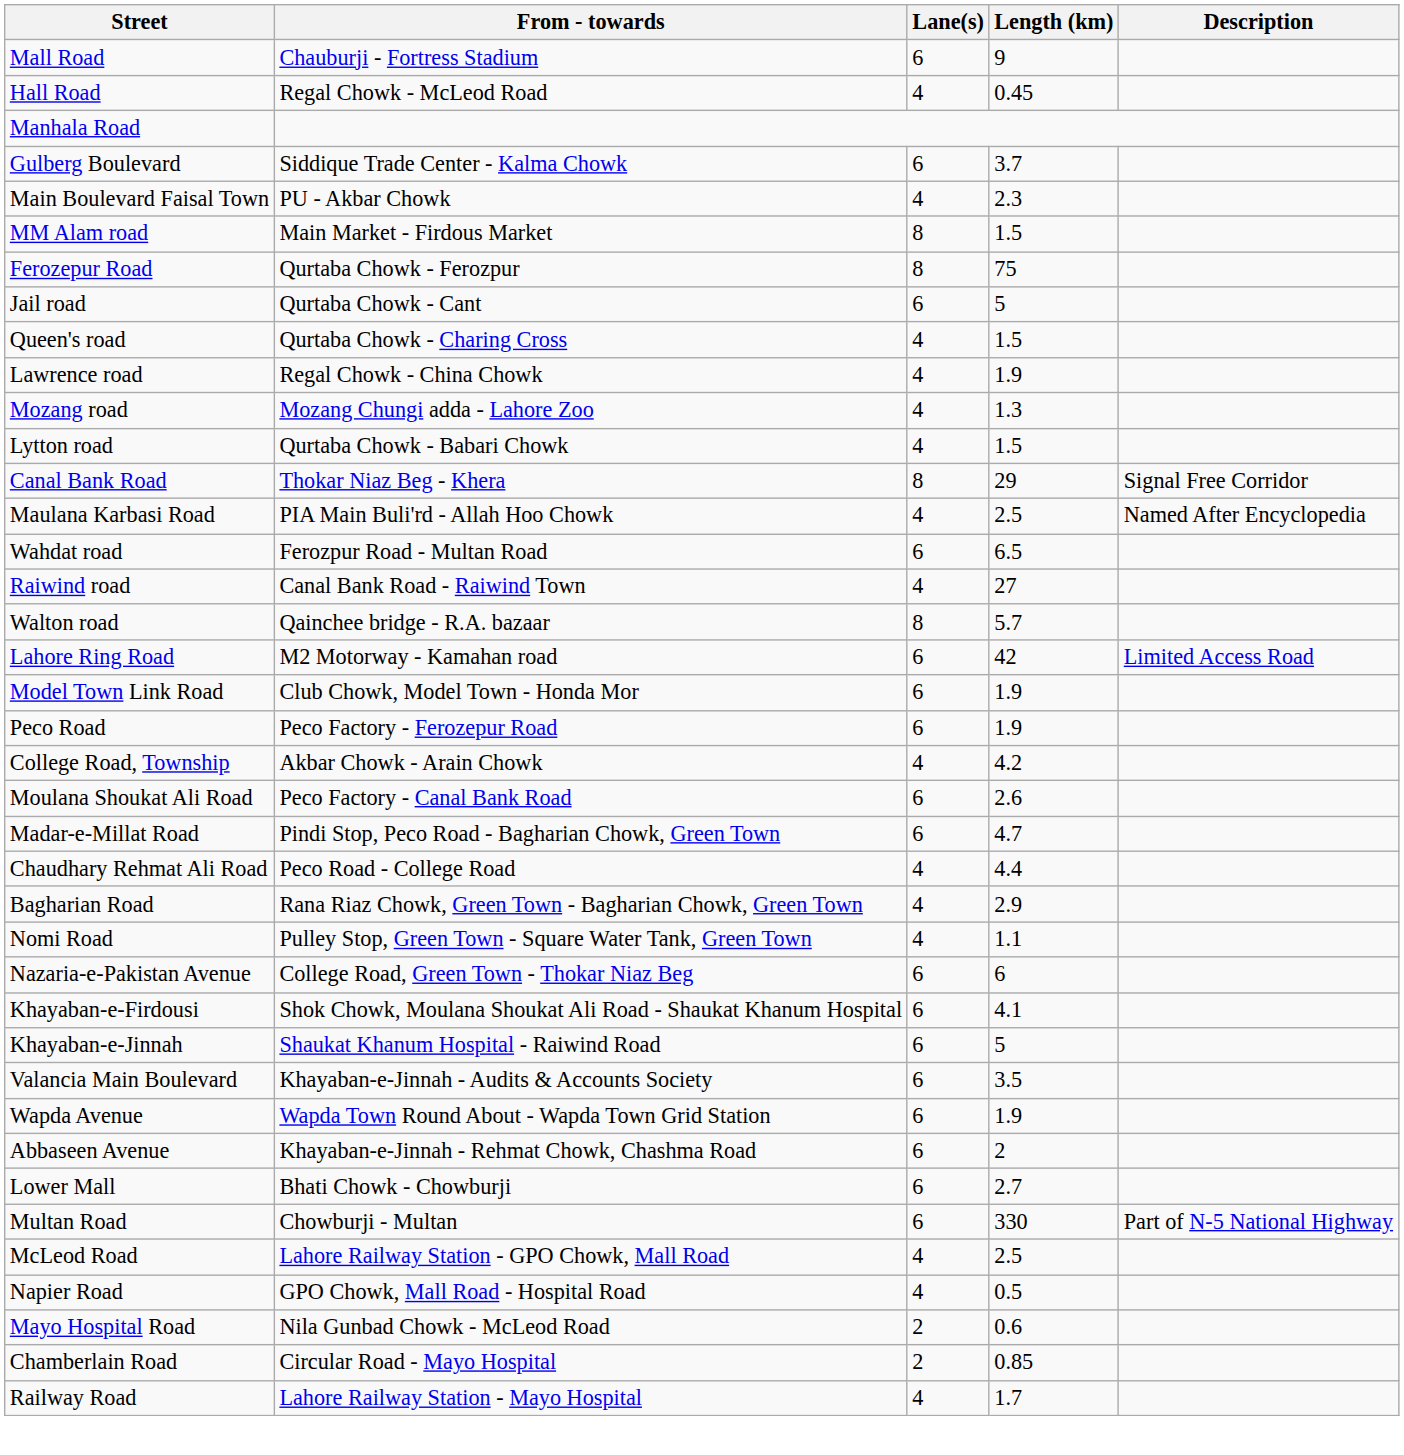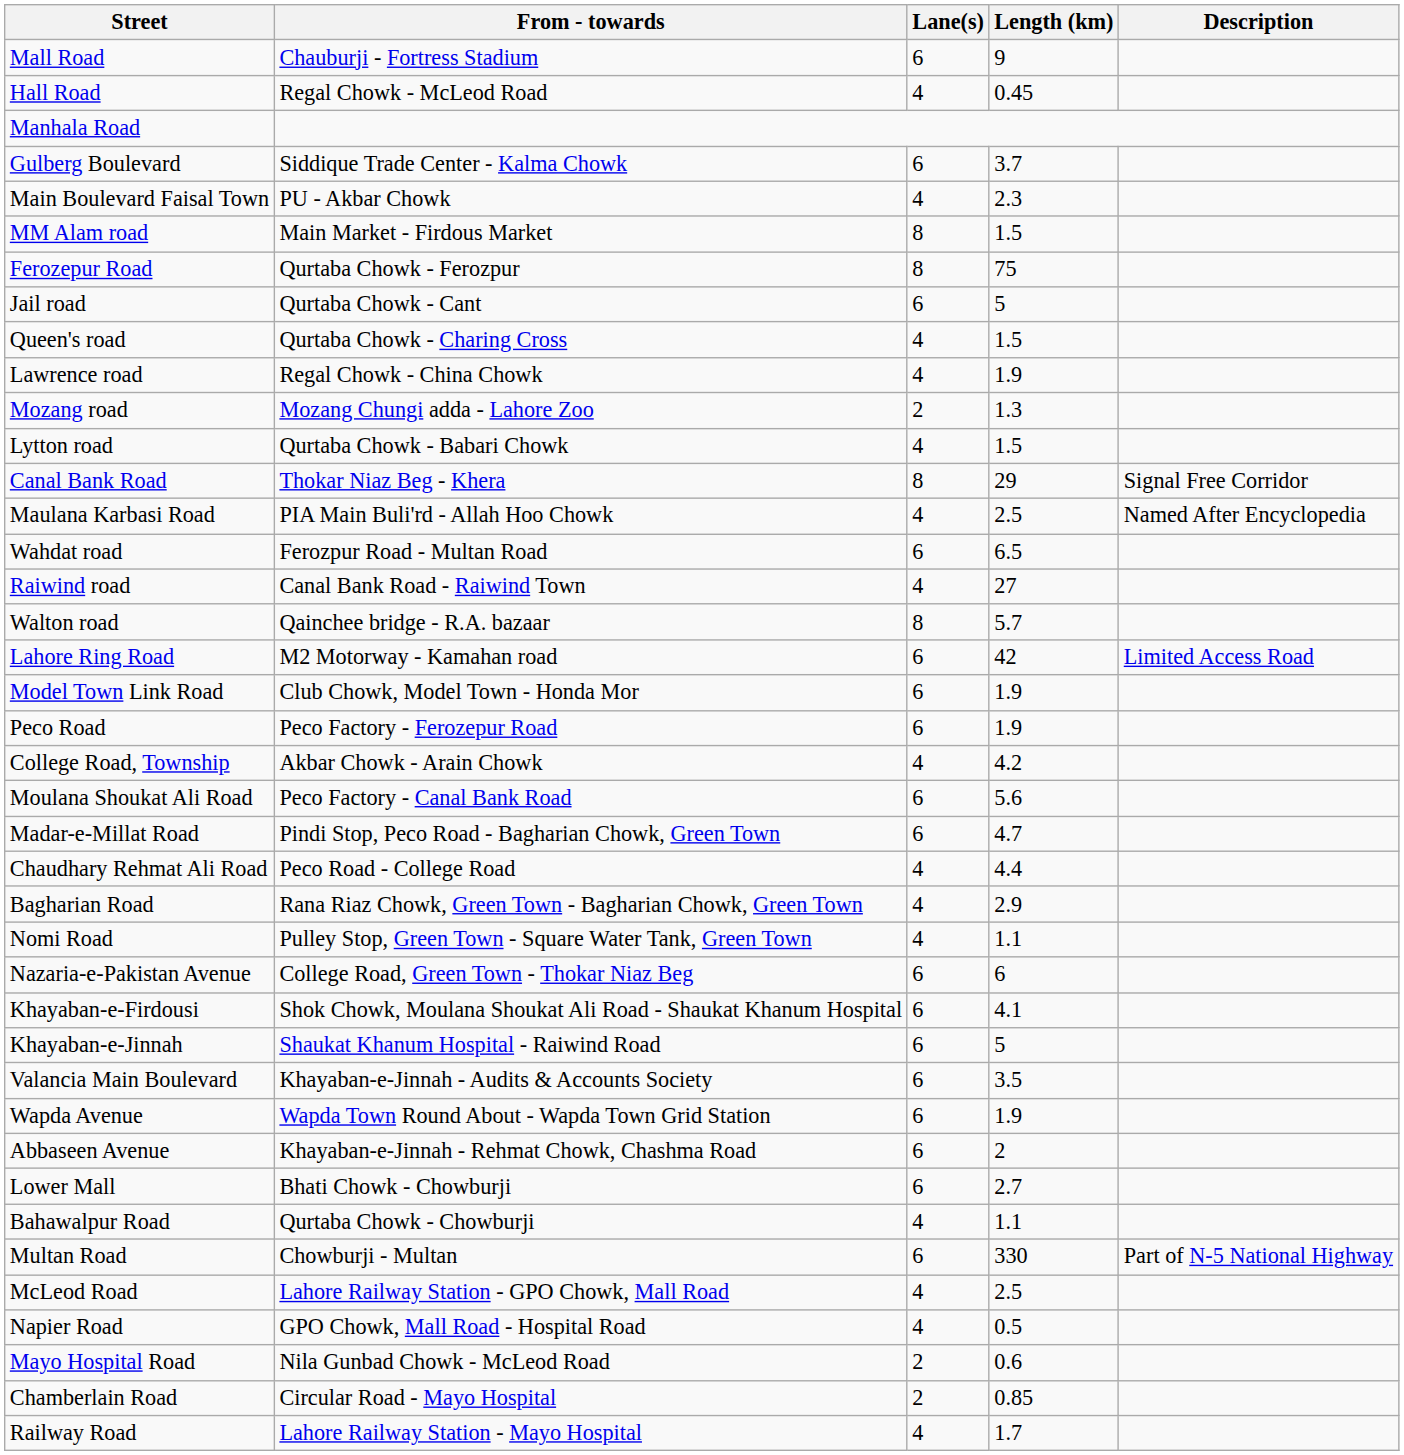(918, 410) 4 -> (918, 410) 2
(1008, 798) 2.6 -> (1008, 798) 5.6
+ row: (90, 1221)
